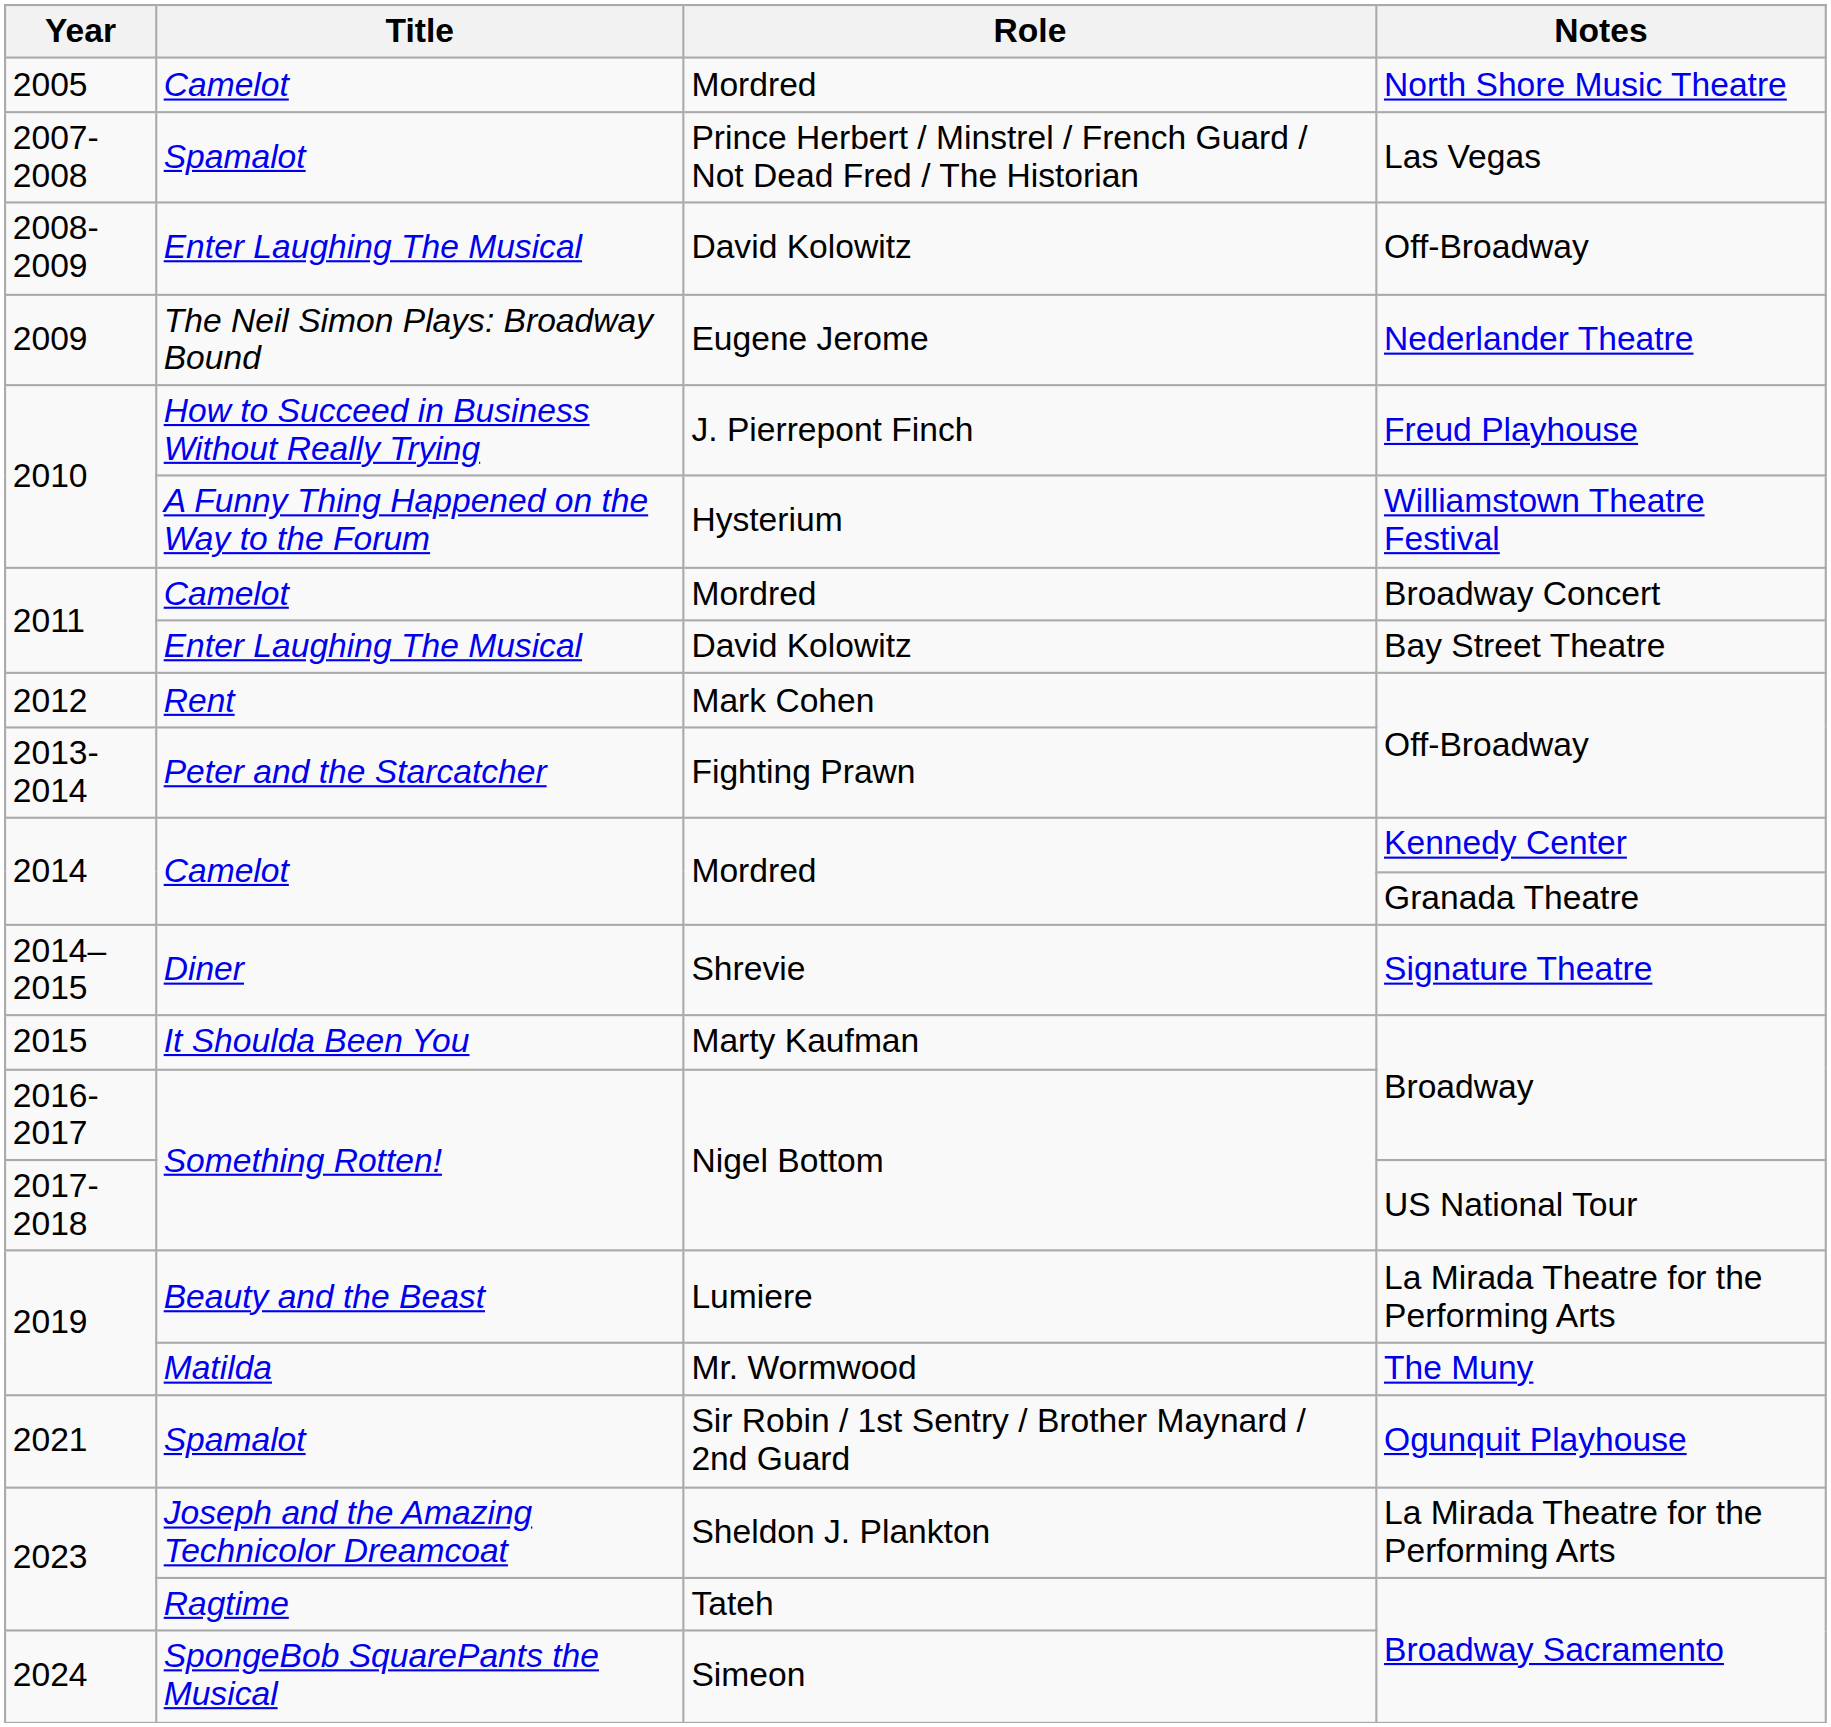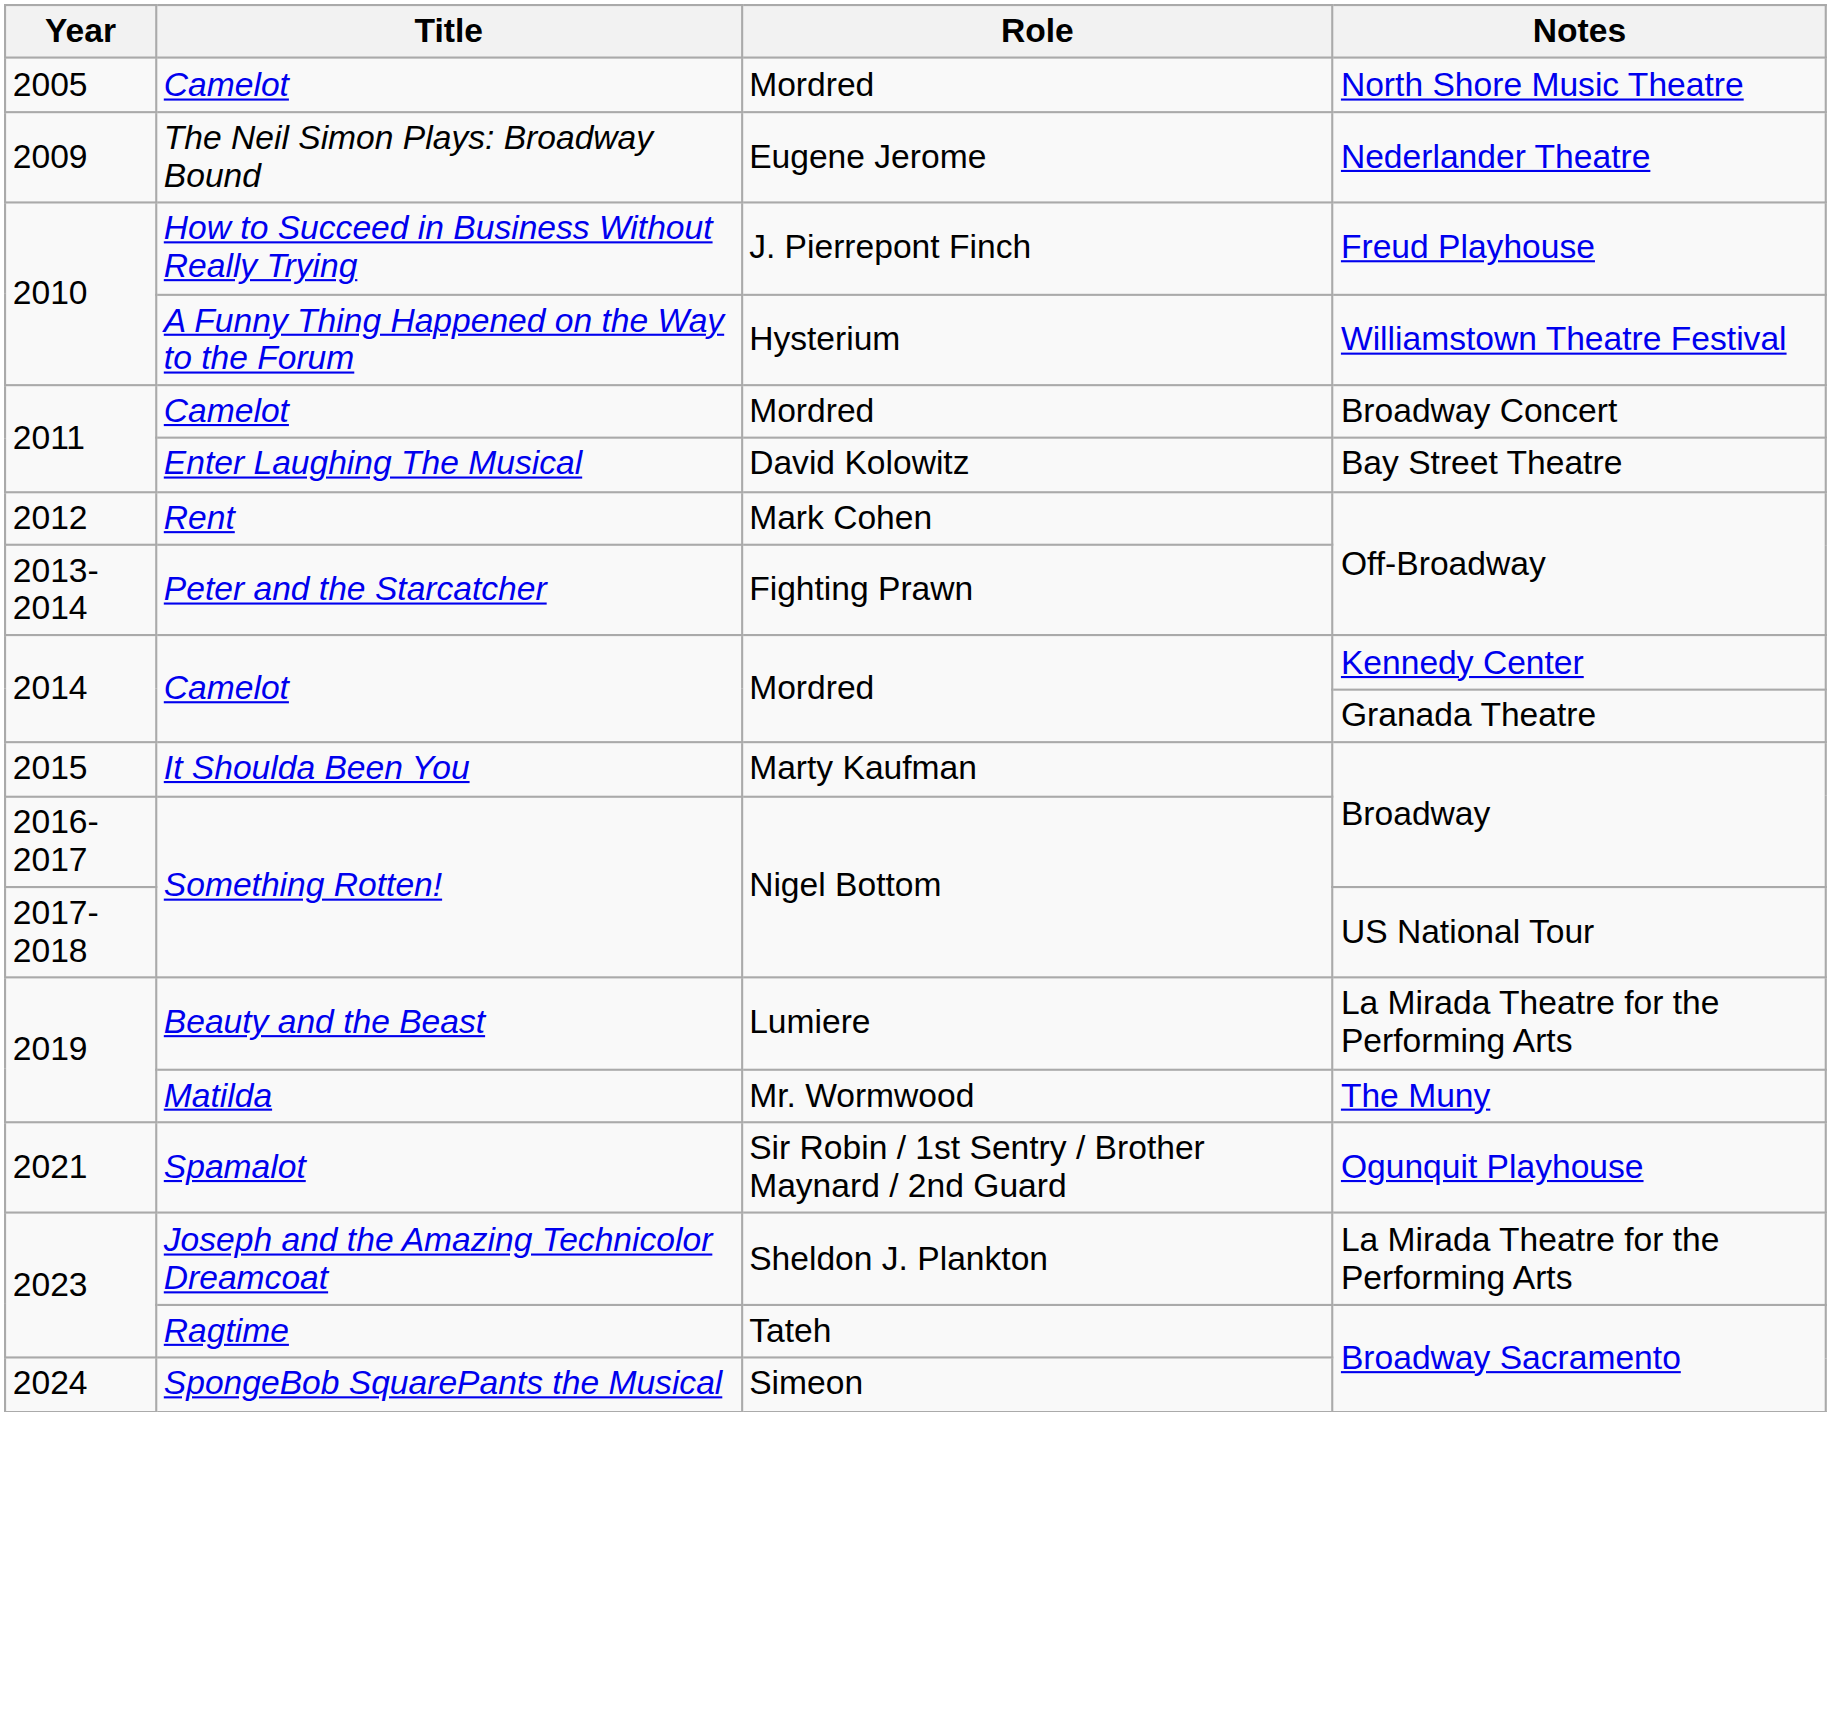- row: (56, 156)
- row: (56, 247)
- row: (60, 969)
